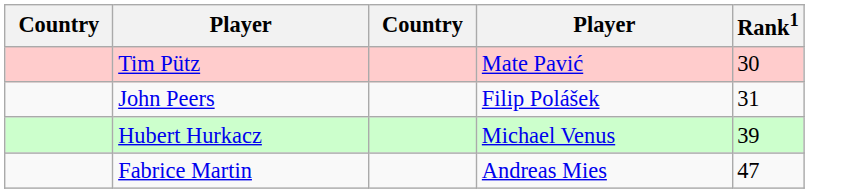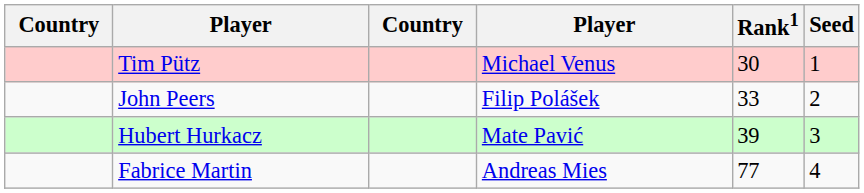+ column: (832, 25)
(533, 63) Mate Pavić -> (549, 63) Michael Venus
(748, 99) 31 -> (748, 99) 33
(549, 134) Michael Venus -> (533, 134) Mate Pavić
(748, 170) 47 -> (748, 170) 77
